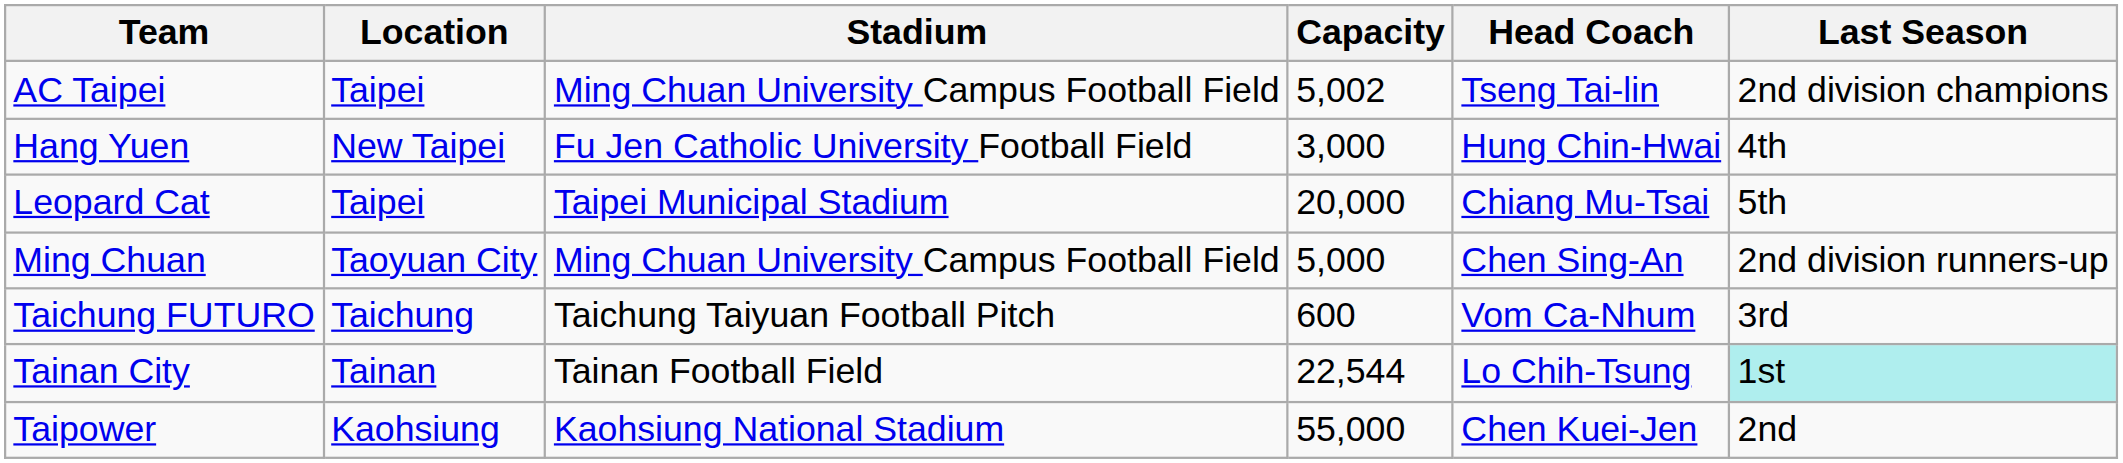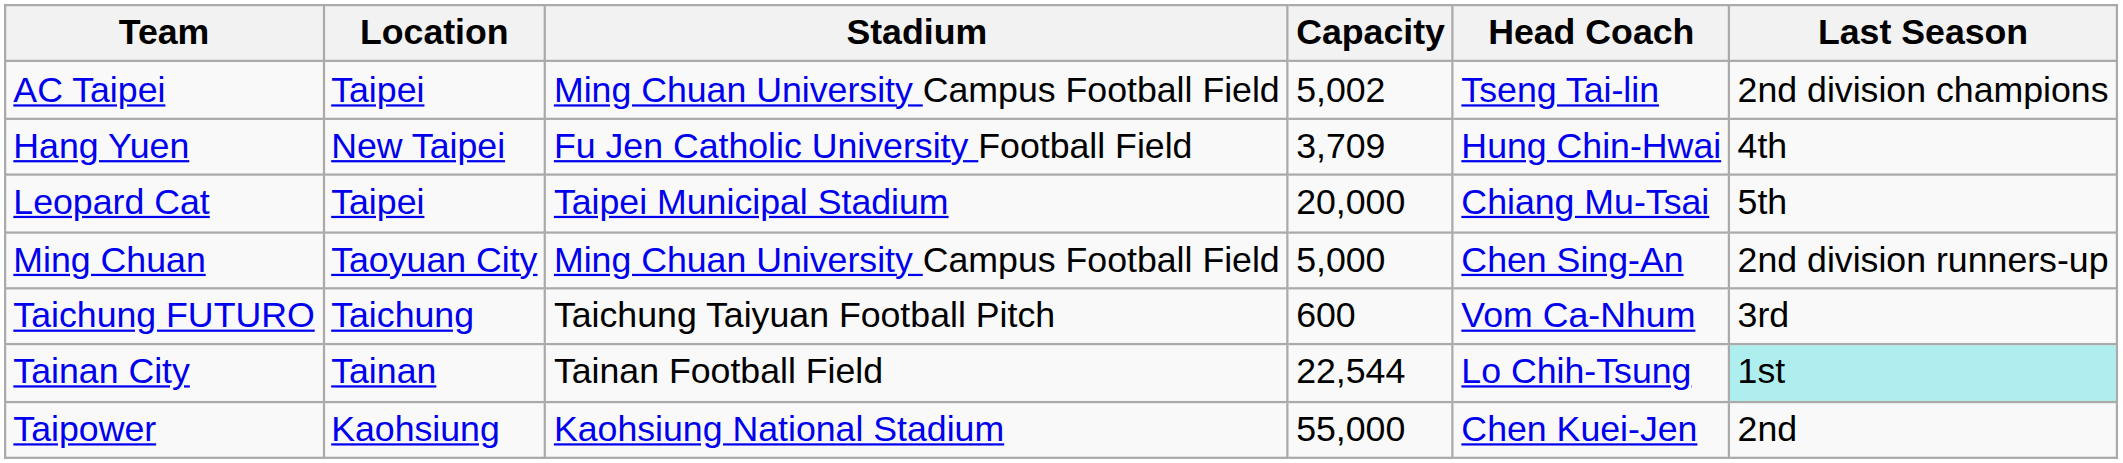(1341, 145) 3,000 -> (1341, 145) 3,709
